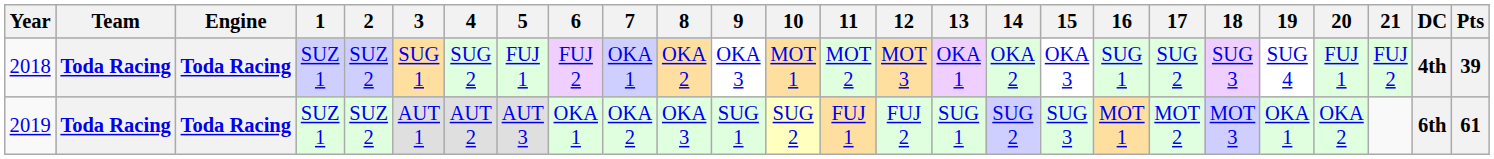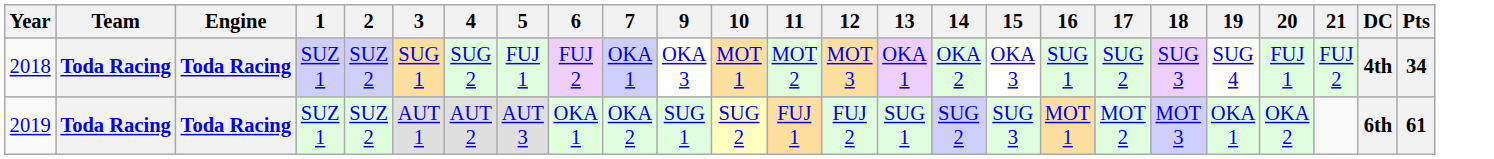- column: (684, 21)
(1470, 66) 39 -> (1416, 66) 34
